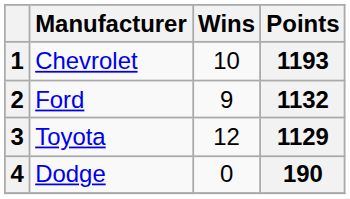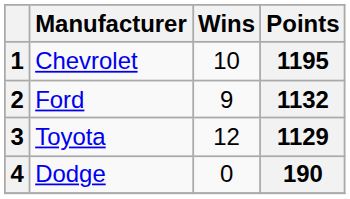(303, 61) 1193 -> (303, 61) 1195
